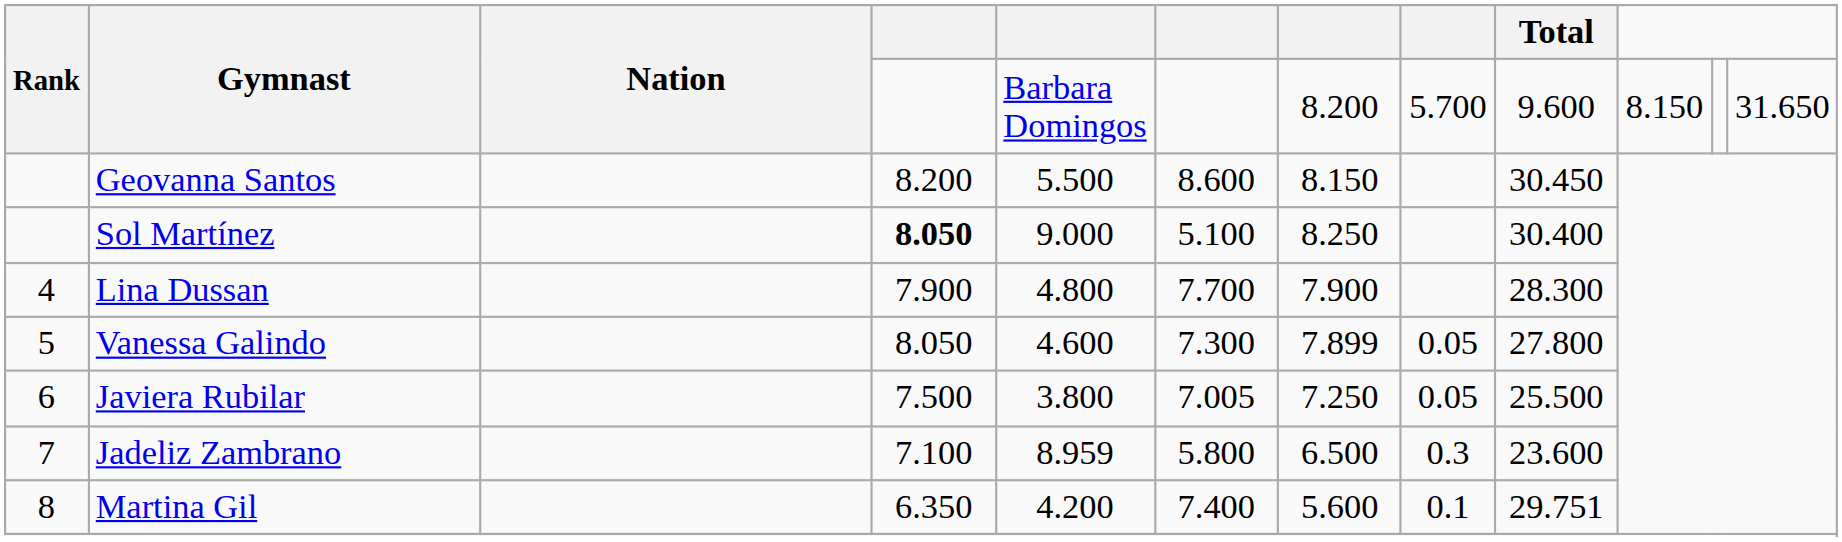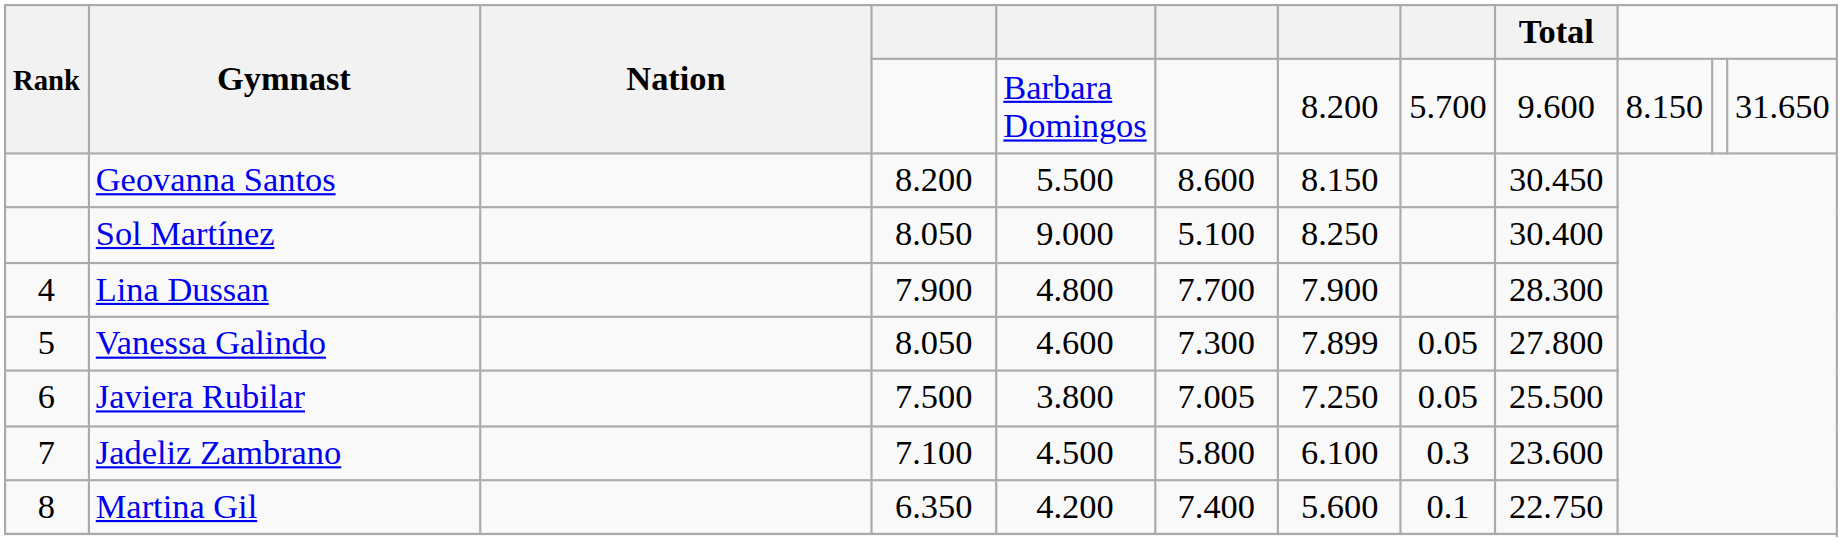(934, 234) bold -> (934, 234) normal
(1075, 452) 8.959 -> (1075, 452) 4.500
(1340, 452) 6.500 -> (1340, 452) 6.100
(1556, 506) 29.751 -> (1556, 506) 22.750
